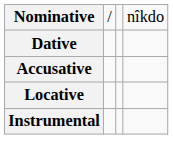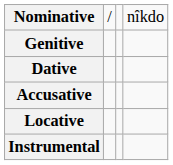+ row: (54, 43)
